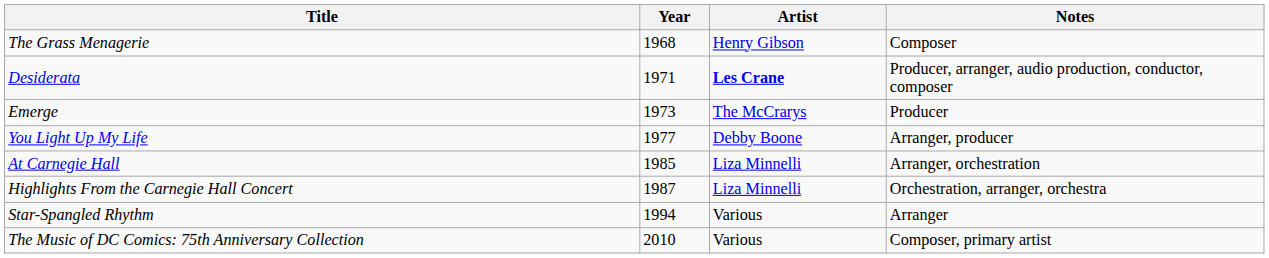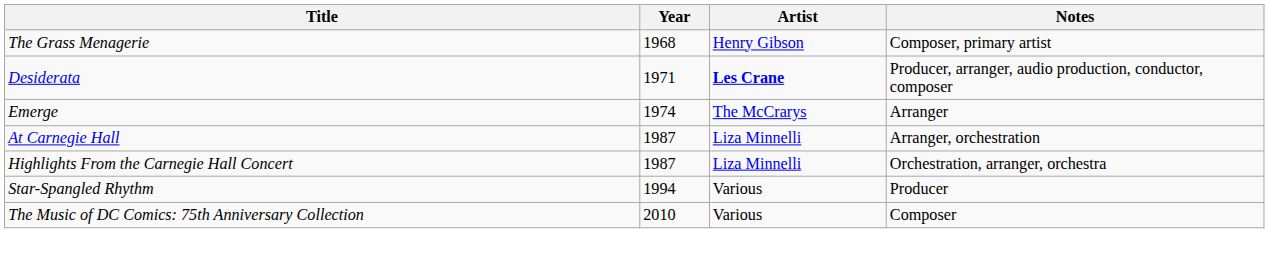(923, 42) Composer -> (971, 42) Composer, primary artist
(659, 112) 1973 -> (659, 112) 1974
(919, 112) Producer -> (919, 112) Arranger
- row: (78, 138)
(659, 163) 1985 -> (659, 138) 1987
(919, 214) Arranger -> (919, 189) Producer
(971, 240) Composer, primary artist -> (923, 214) Composer
